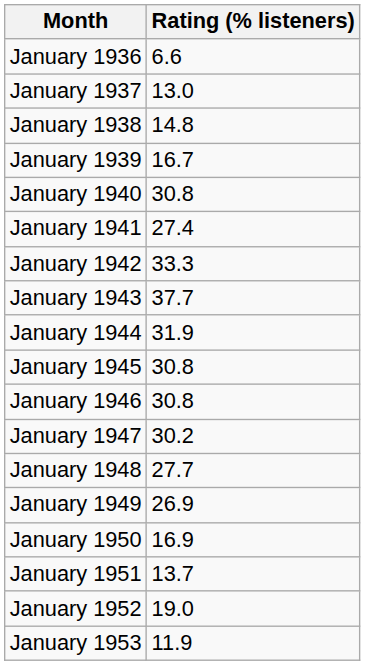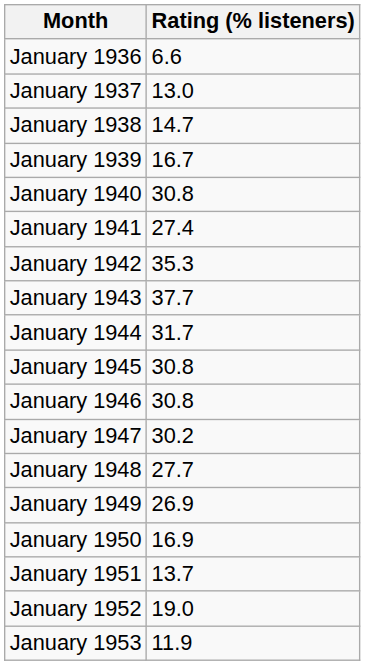(173, 125) 14.8 -> (173, 125) 14.7
(173, 263) 33.3 -> (173, 263) 35.3
(173, 332) 31.9 -> (173, 332) 31.7
